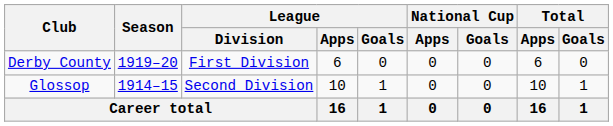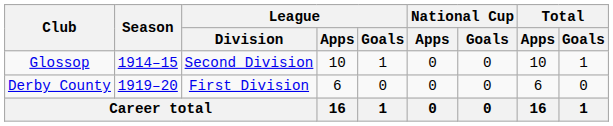rows swapped: (59, 86) <-> (59, 63)
